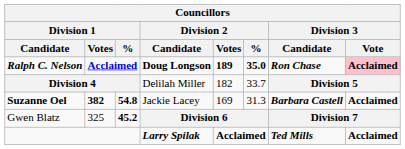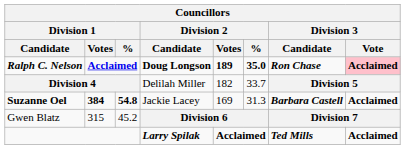(96, 100) 382 -> (96, 100) 384
(96, 118) 325 -> (96, 118) 315
(128, 118) bold -> (128, 118) normal
